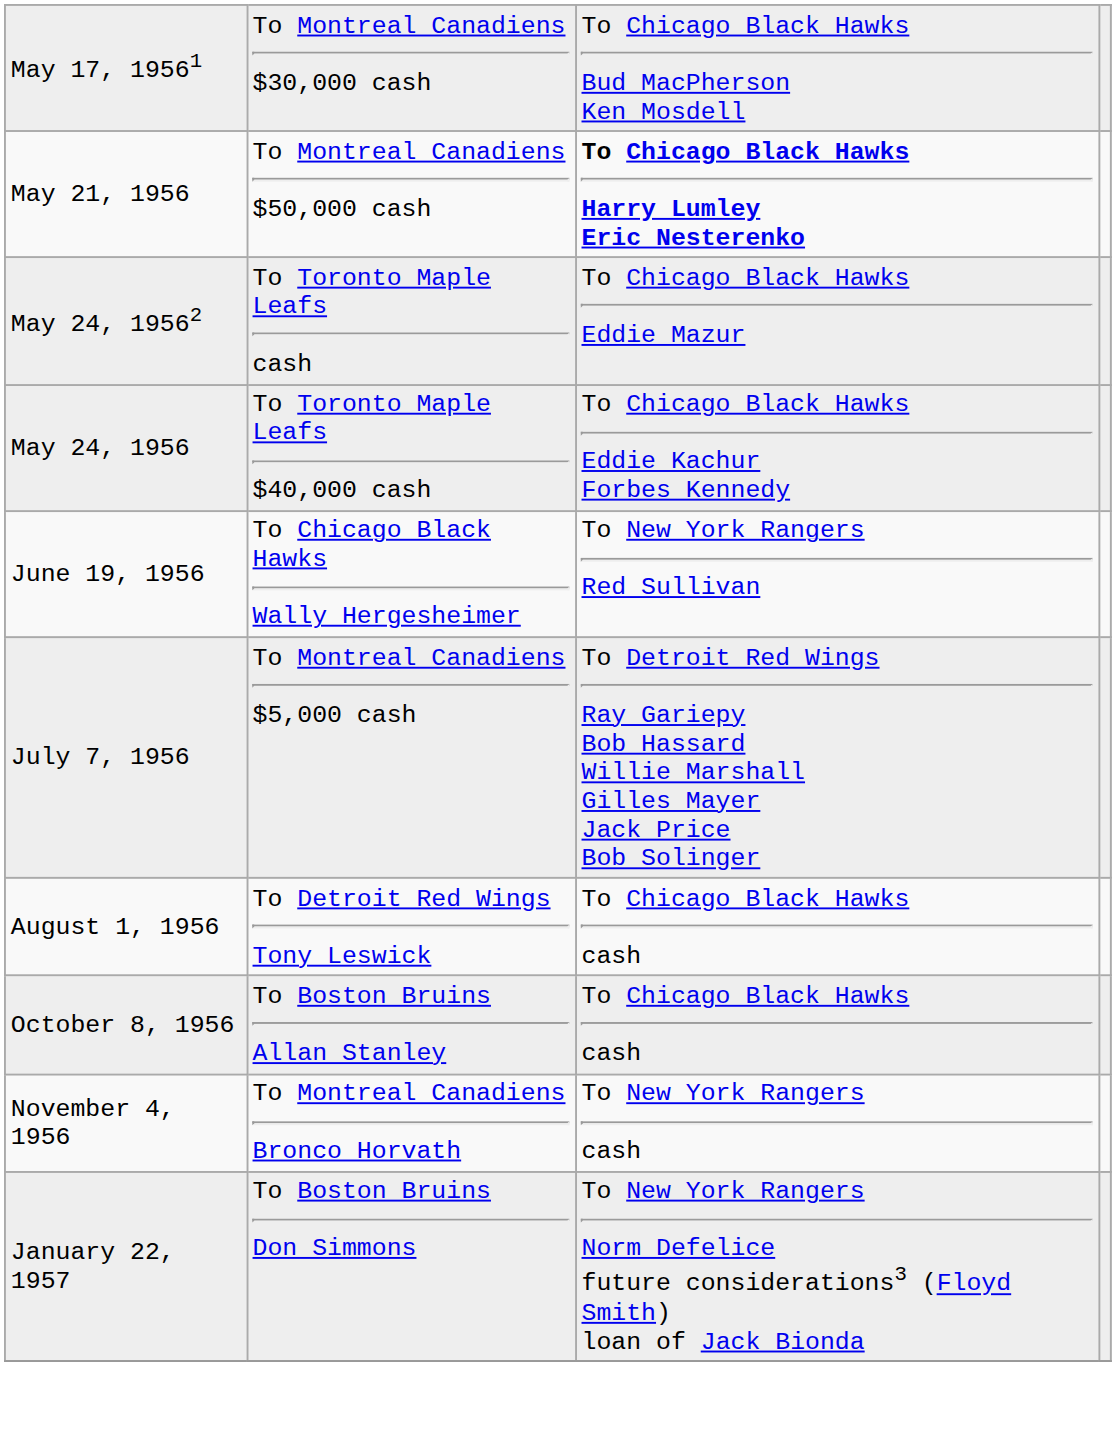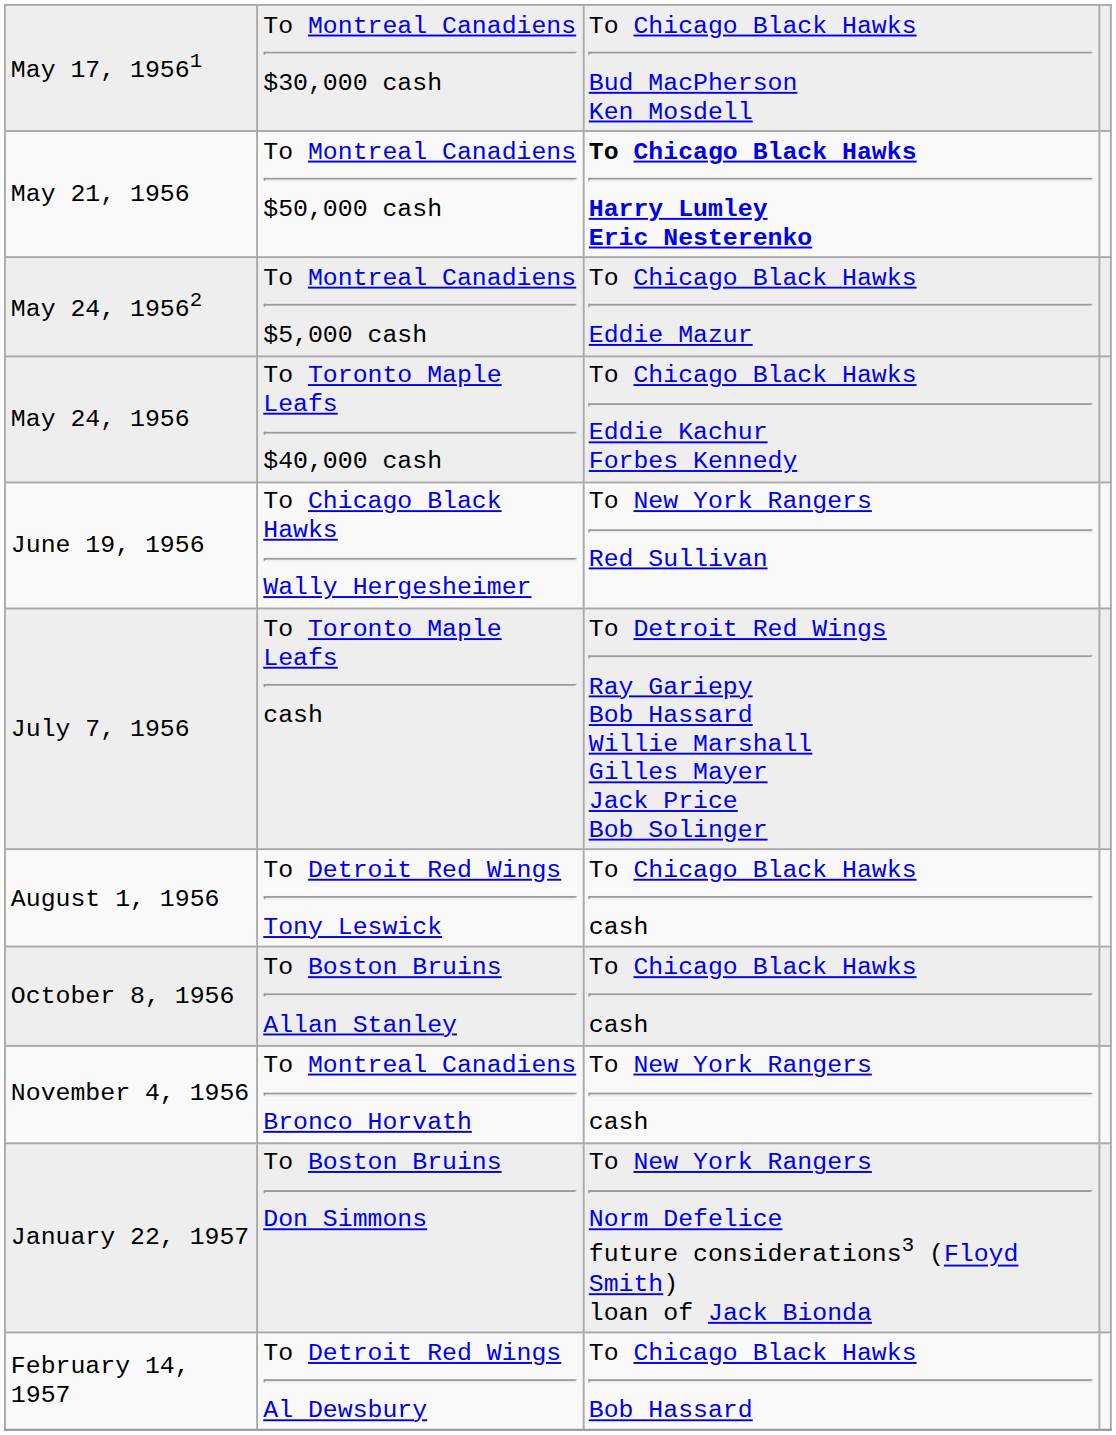(411, 321) To Toronto Maple Leafs cash -> (420, 307) To Montreal Canadiens $5,000 cash
(411, 686) To Montreal Canadiens $5,000 cash -> (420, 672) To Toronto Maple Leafs cash
+ row: (100, 1382)
